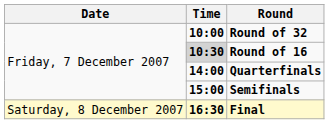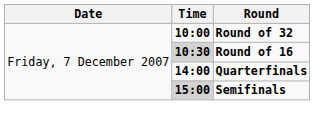(207, 90) no background -> (192, 90) lightgrey background
- row: (247, 109)
